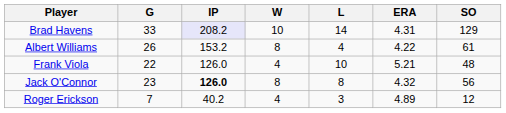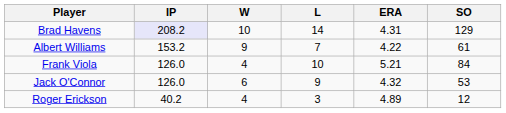- column: (150, 13)
(277, 47) 8 -> (244, 47) 9
(341, 47) 4 -> (318, 47) 7
(469, 64) 48 -> (464, 64) 84
(213, 82) bold -> (171, 82) normal
(277, 82) 8 -> (244, 82) 6
(341, 82) 8 -> (318, 82) 9
(469, 82) 56 -> (464, 82) 53
